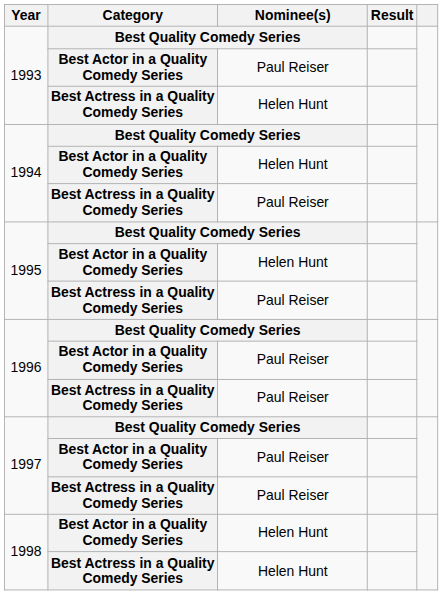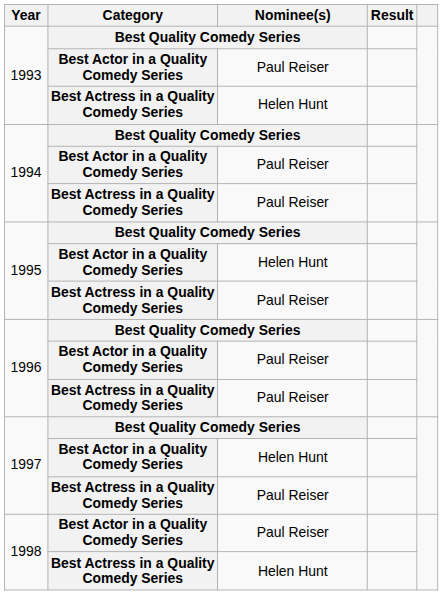(293, 165) Helen Hunt -> (293, 165) Paul Reiser
(293, 457) Paul Reiser -> (293, 457) Helen Hunt
(293, 533) Helen Hunt -> (293, 533) Paul Reiser
